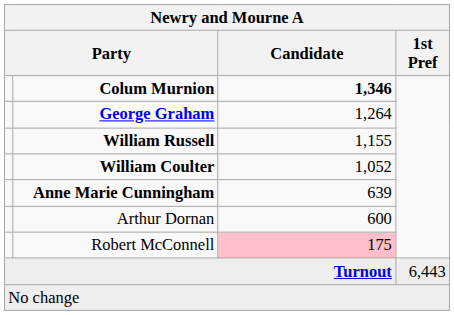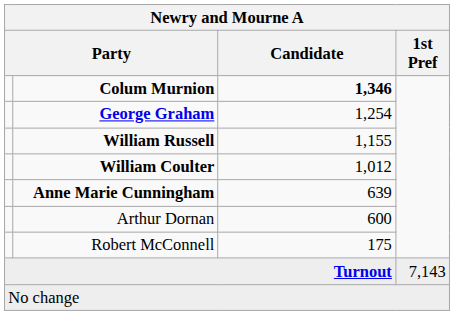(373, 114) 1,264 -> (373, 114) 1,254
(373, 166) 1,052 -> (373, 166) 1,012
(379, 245) pink background -> (379, 245) no background
(427, 271) 6,443 -> (427, 271) 7,143
